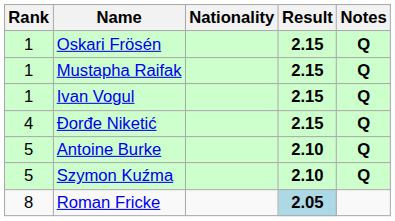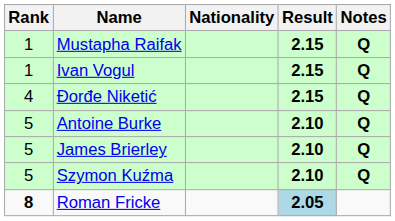- row: (109, 44)
+ row: (112, 149)
(29, 202) normal -> (29, 202) bold
